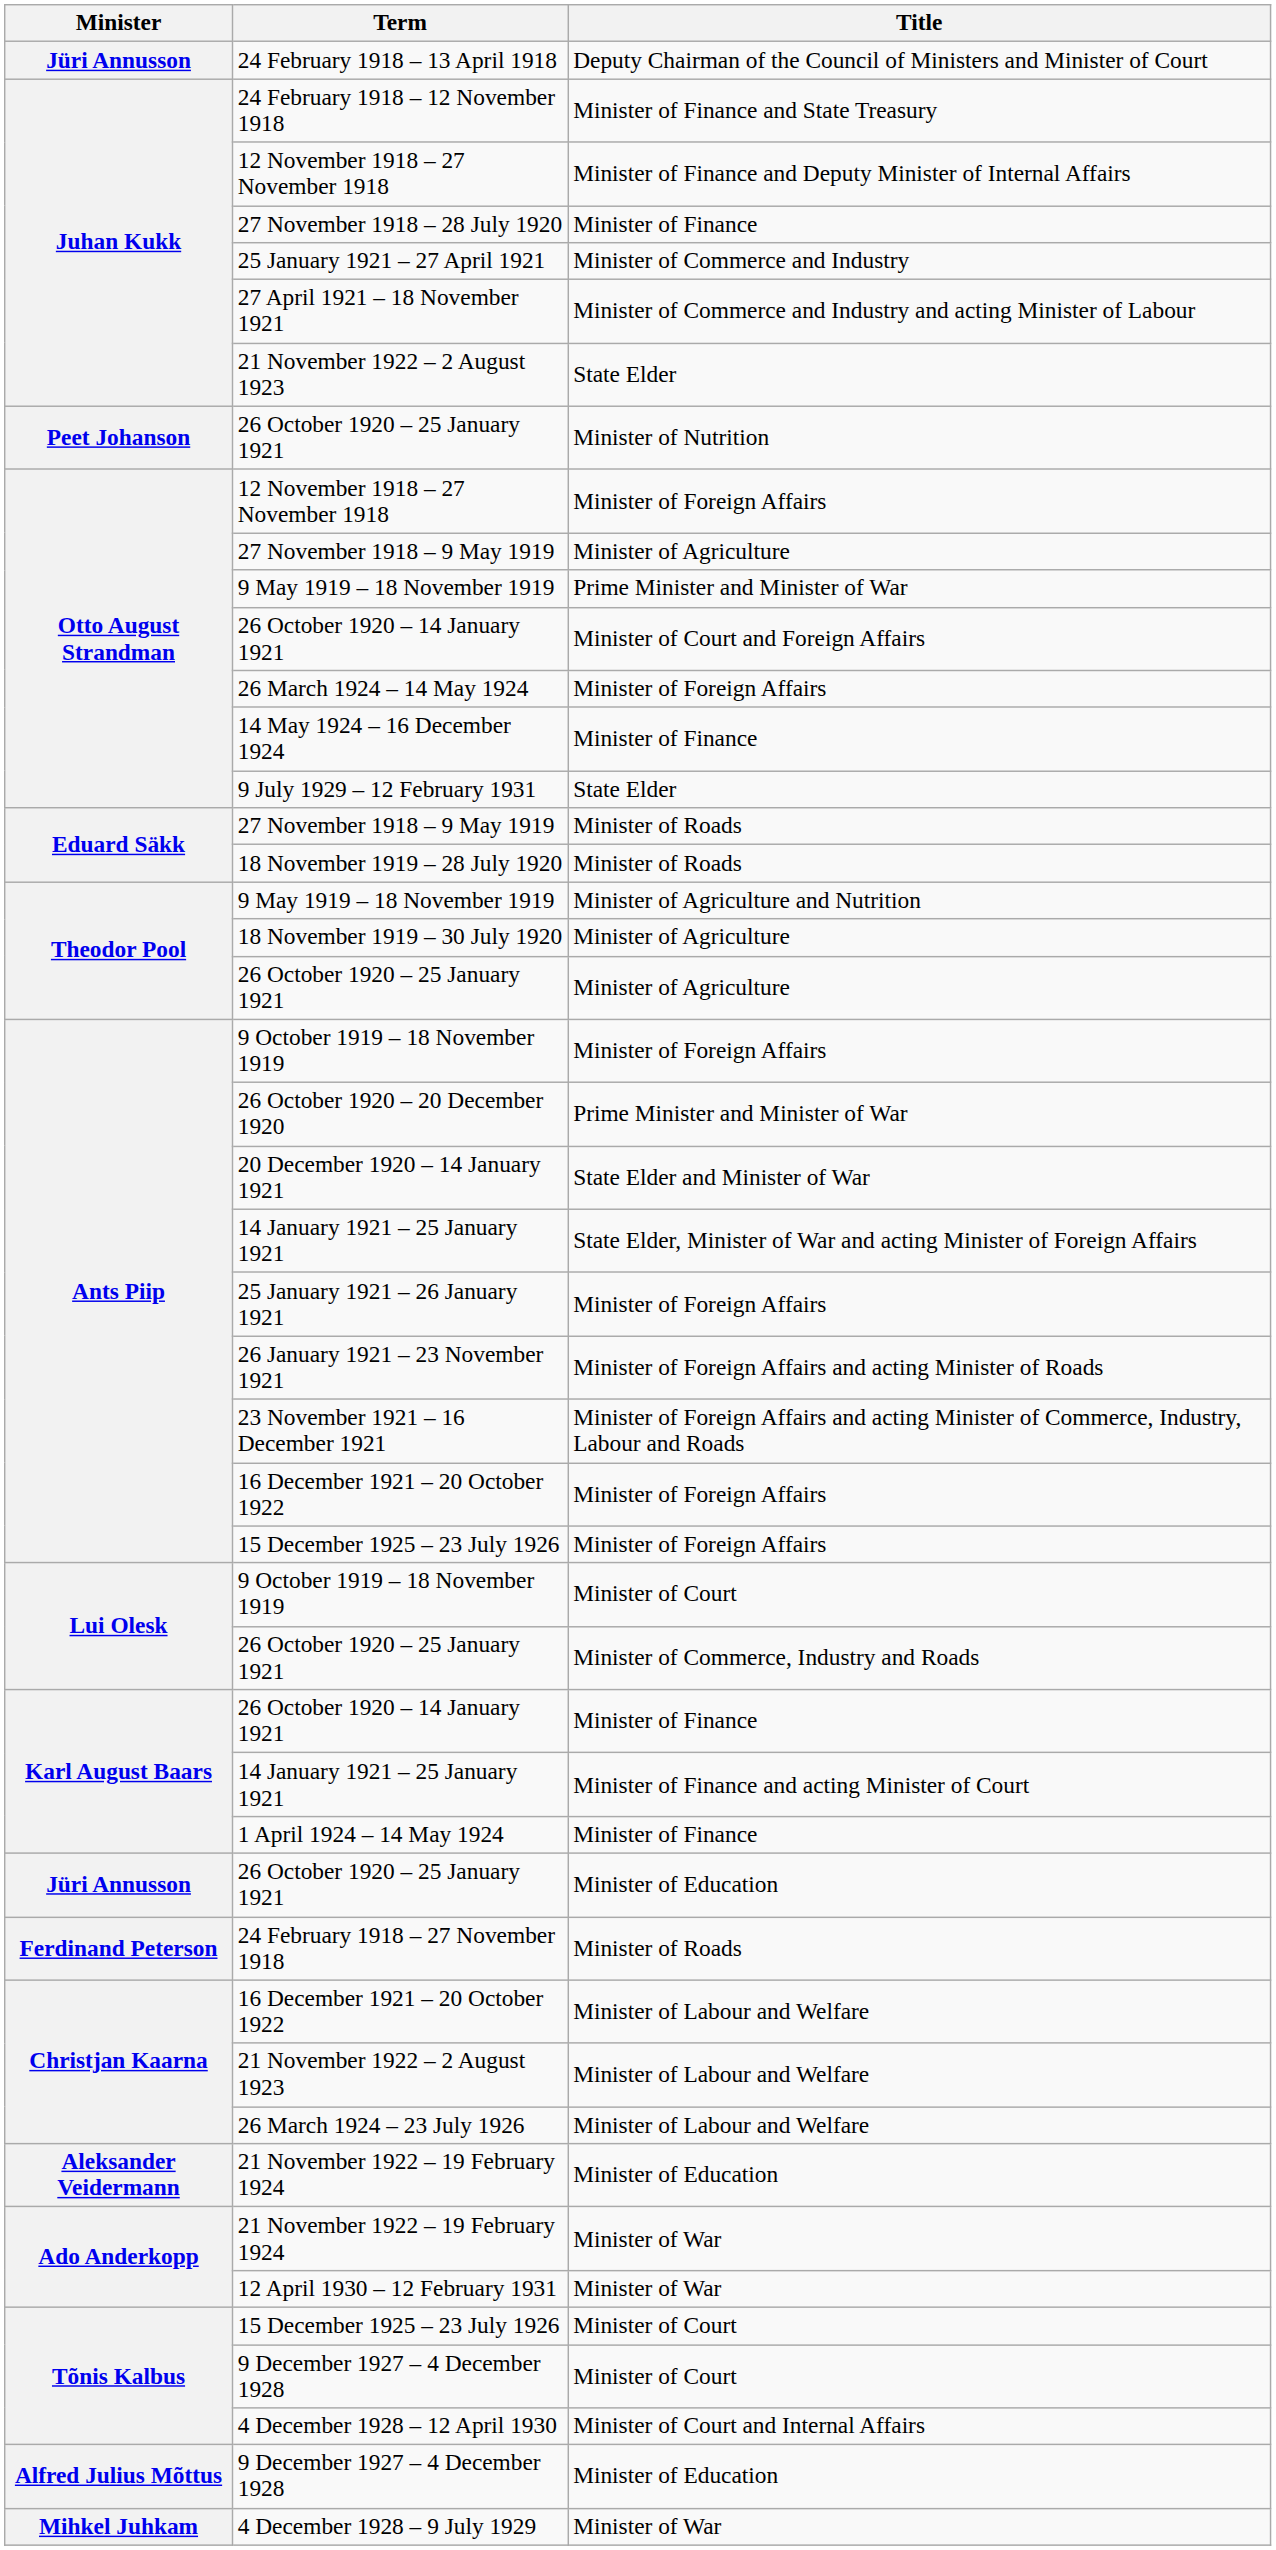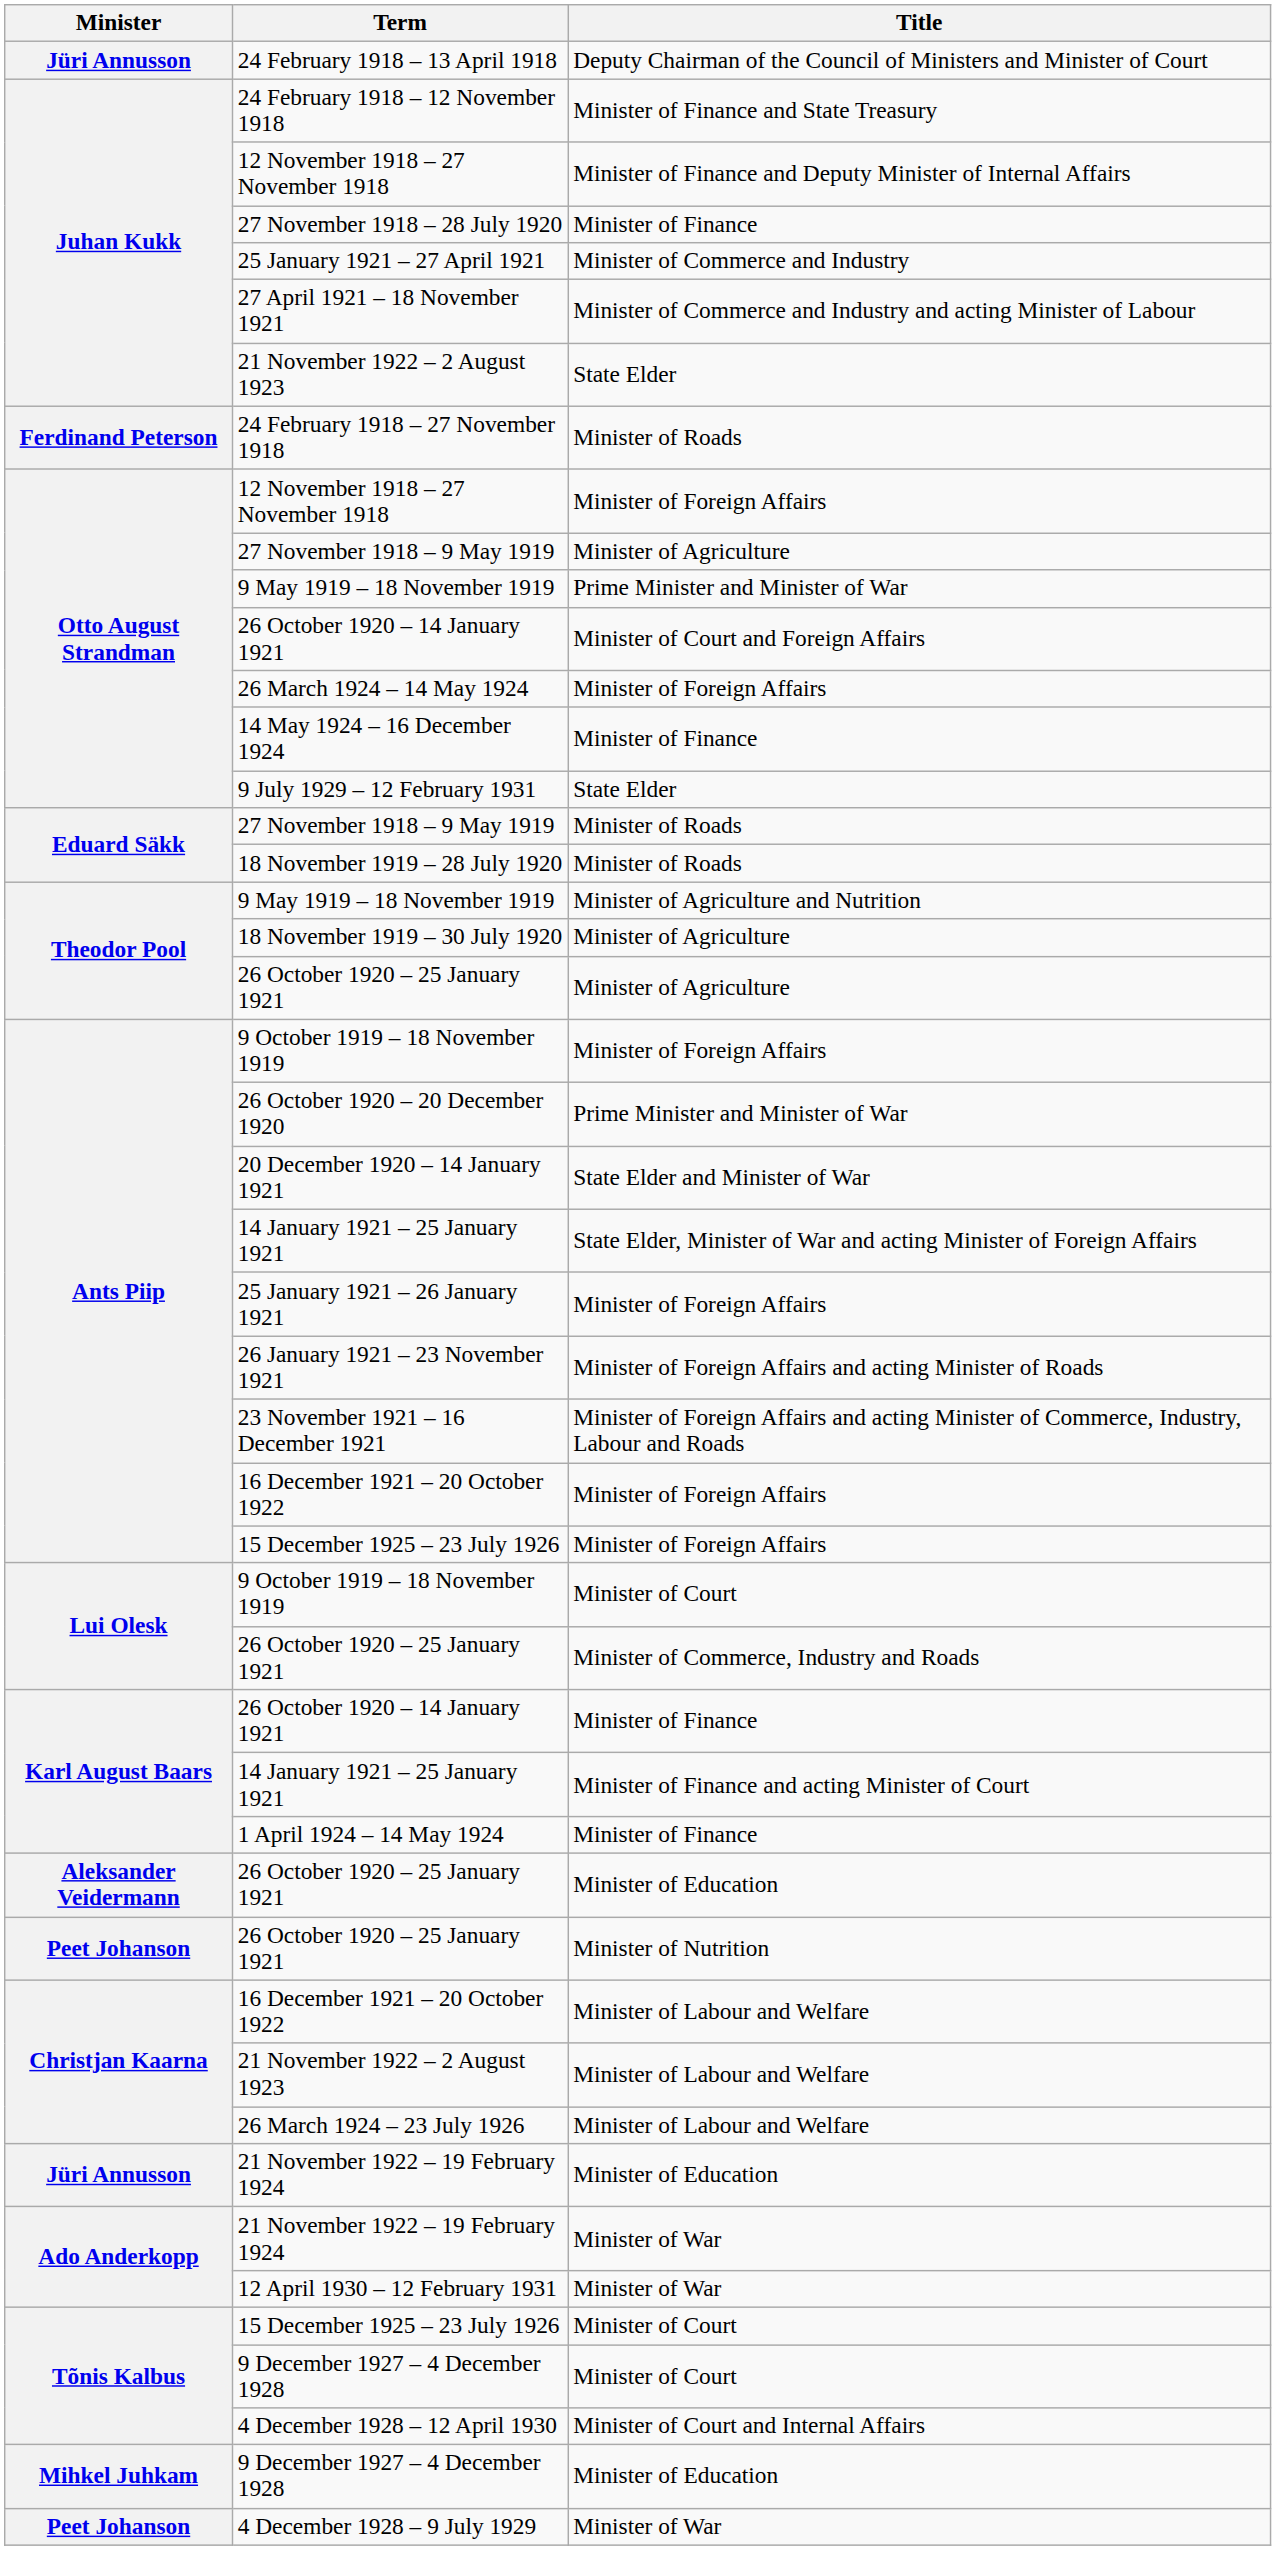rows swapped: (396, 1948) <-> (379, 437)
(119, 1884) Jüri Annusson -> (119, 1884) Aleksander Veidermann
(119, 2175) Aleksander Veidermann -> (119, 2175) Jüri Annusson
(119, 2476) Alfred Julius Mõttus -> (119, 2476) Mihkel Juhkam
(119, 2526) Mihkel Juhkam -> (119, 2526) Peet Johanson
